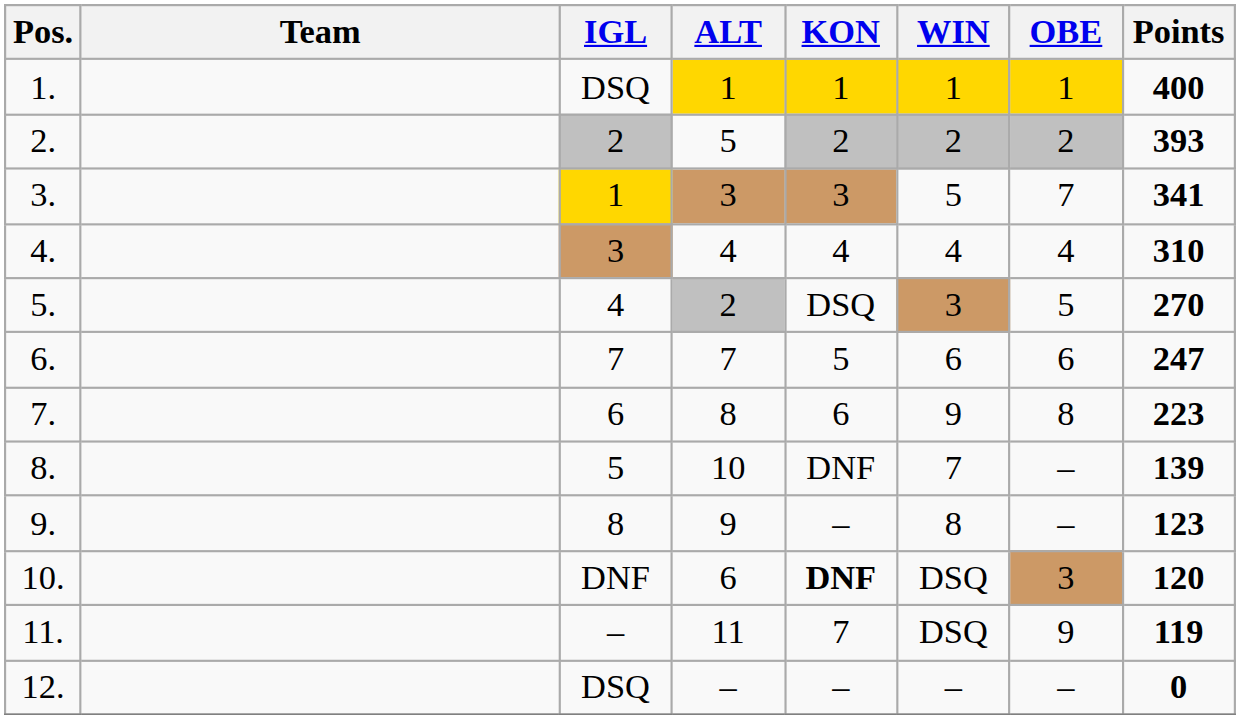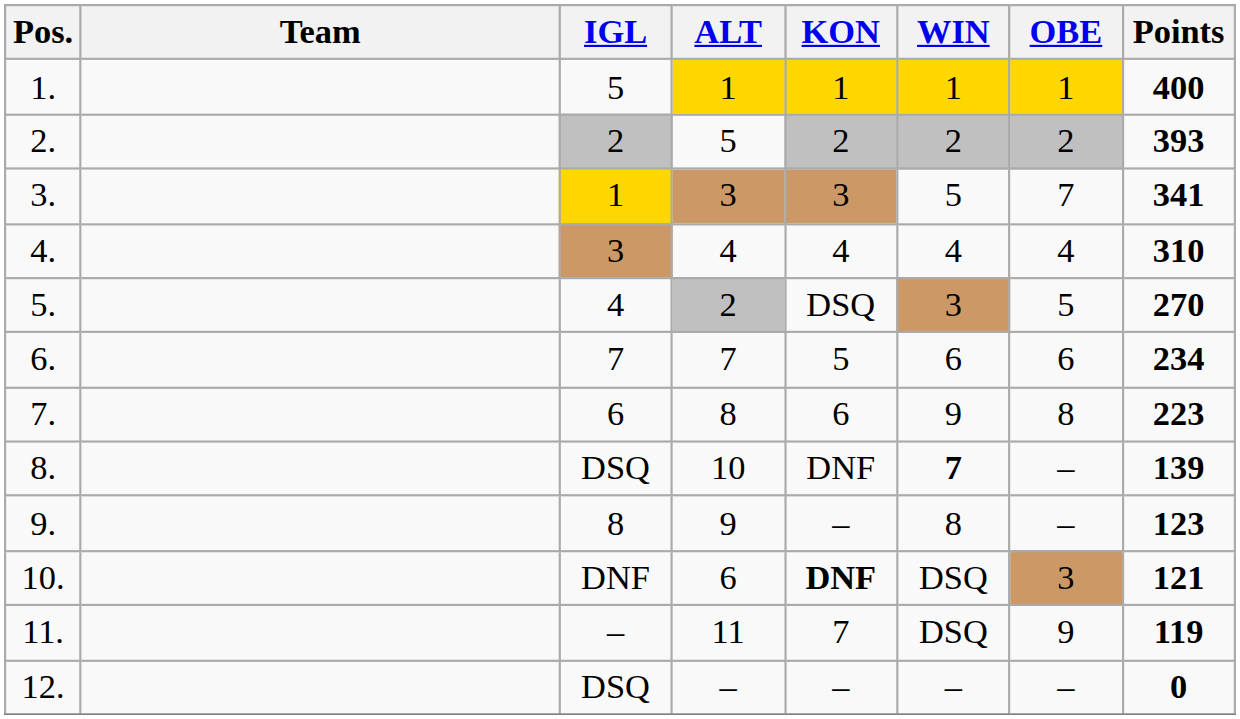(616, 86) DSQ -> (616, 86) 5
(1179, 359) 247 -> (1179, 359) 234
(616, 468) 5 -> (616, 468) DSQ
(953, 468) normal -> (953, 468) bold
(1179, 577) 120 -> (1179, 577) 121
